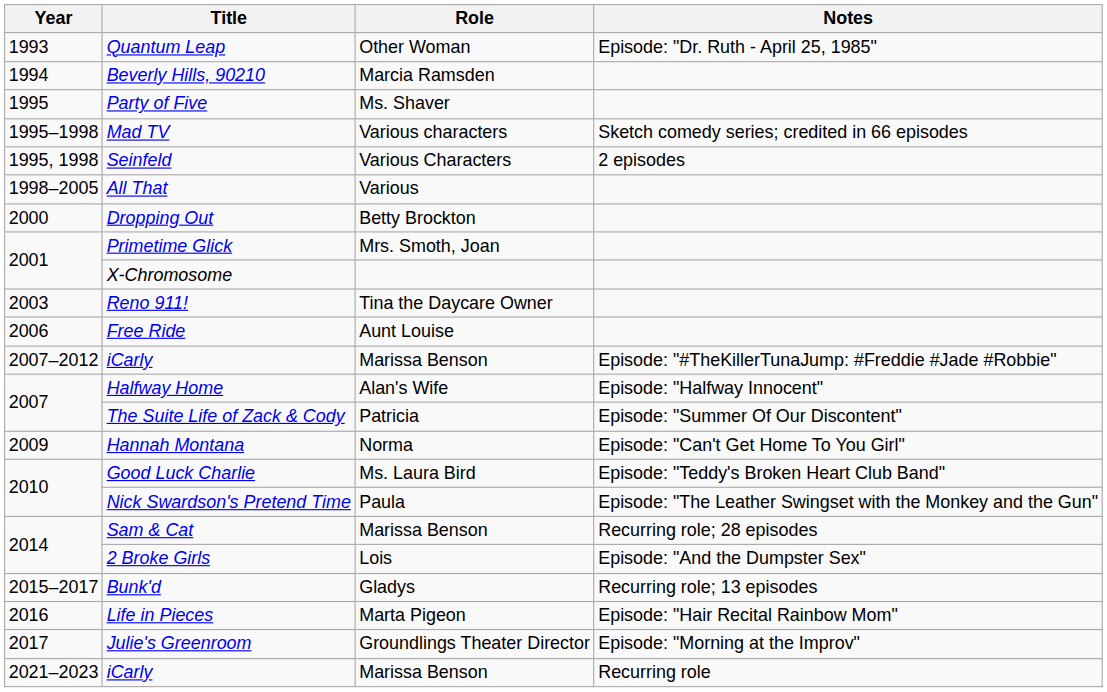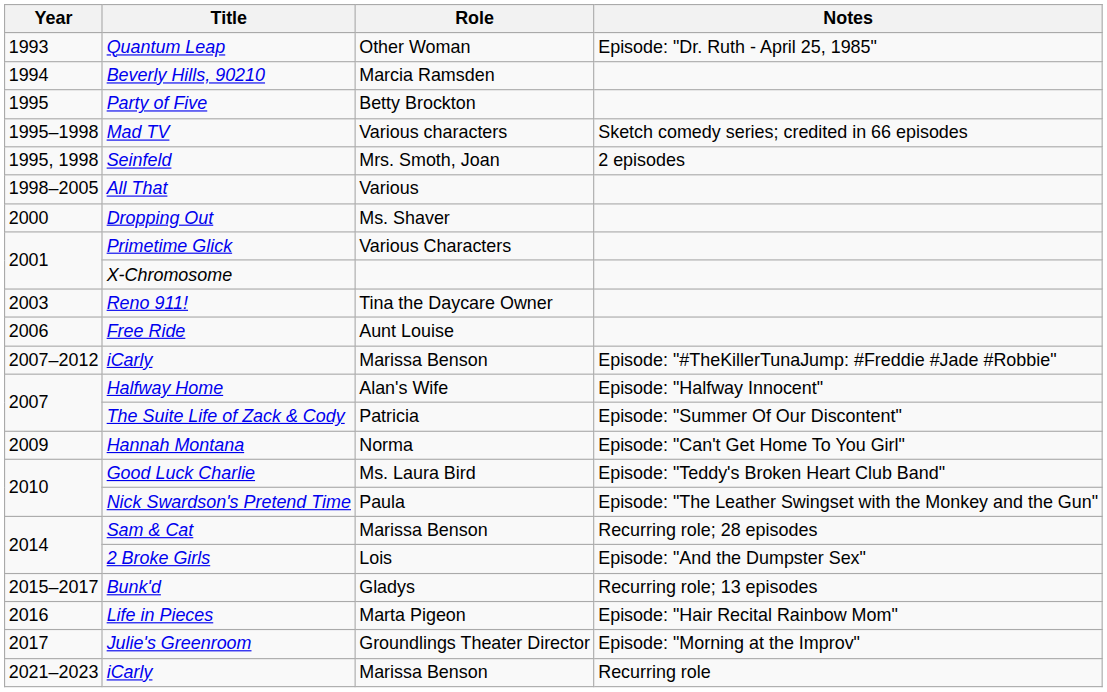(405, 103) Ms. Shaver -> (417, 103) Betty Brockton
(435, 160) Various Characters -> (429, 160) Mrs. Smoth, Joan
(417, 217) Betty Brockton -> (405, 217) Ms. Shaver
(429, 246) Mrs. Smoth, Joan -> (435, 246) Various Characters
